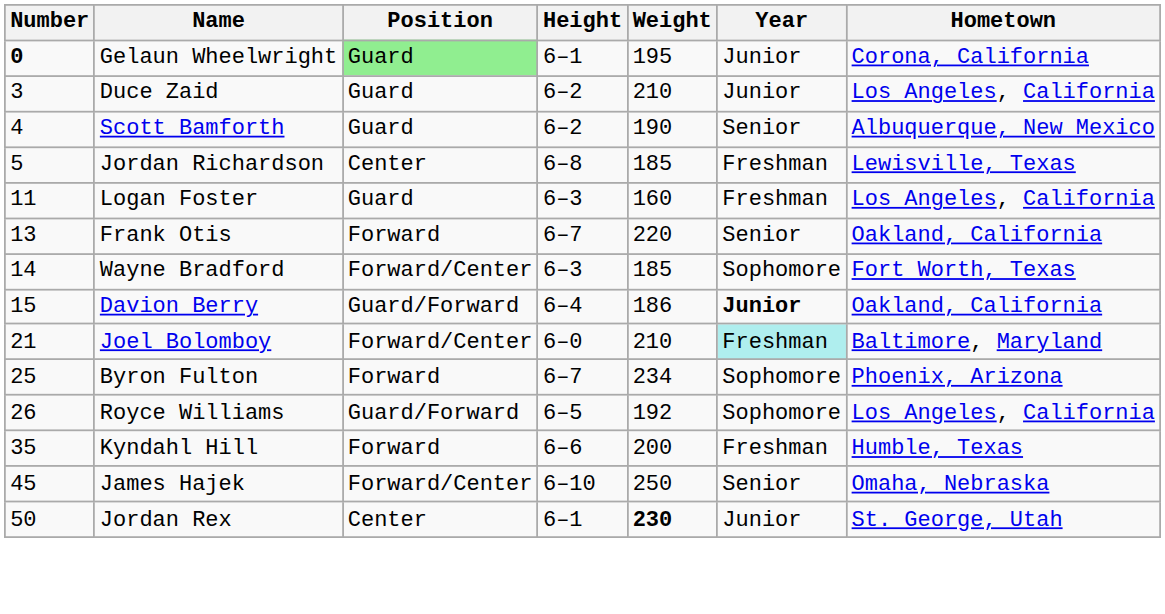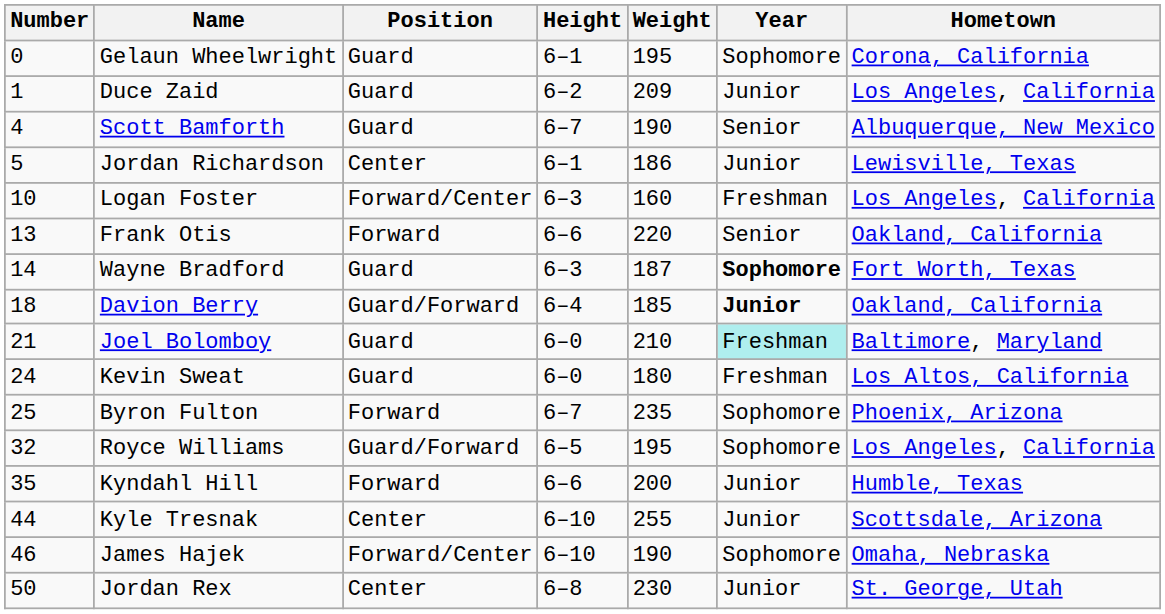(17, 58) bold -> (17, 58) normal
(381, 58) lightgreen background -> (381, 58) no background
(762, 58) Junior -> (782, 58) Sophomore
(17, 94) 3 -> (17, 94) 1
(652, 94) 210 -> (652, 94) 209
(563, 129) 6–2 -> (563, 129) 6–7
(563, 165) 6–8 -> (563, 165) 6–1
(652, 165) 185 -> (652, 165) 186
(775, 165) Freshman -> (762, 165) Junior
(23, 200) 11 -> (23, 200) 10
(381, 200) Guard -> (440, 200) Forward/Center
(563, 236) 6–7 -> (563, 236) 6–6
(440, 271) Forward/Center -> (381, 271) Guard
(652, 271) 185 -> (652, 271) 187
(782, 271) normal -> (782, 271) bold
(23, 307) 15 -> (23, 307) 18
(652, 307) 186 -> (652, 307) 185
(440, 342) Forward/Center -> (381, 342) Guard
+ row: (172, 378)
(652, 378) 234 -> (652, 413) 235
(23, 413) 26 -> (23, 449) 32
(652, 413) 192 -> (652, 449) 195
(775, 449) Freshman -> (762, 484) Junior
+ row: (179, 520)
(23, 484) 45 -> (23, 555) 46
(652, 484) 250 -> (652, 555) 190
(762, 484) Senior -> (782, 555) Sophomore
(563, 520) 6–1 -> (563, 591) 6–8
(652, 520) bold -> (652, 591) normal
